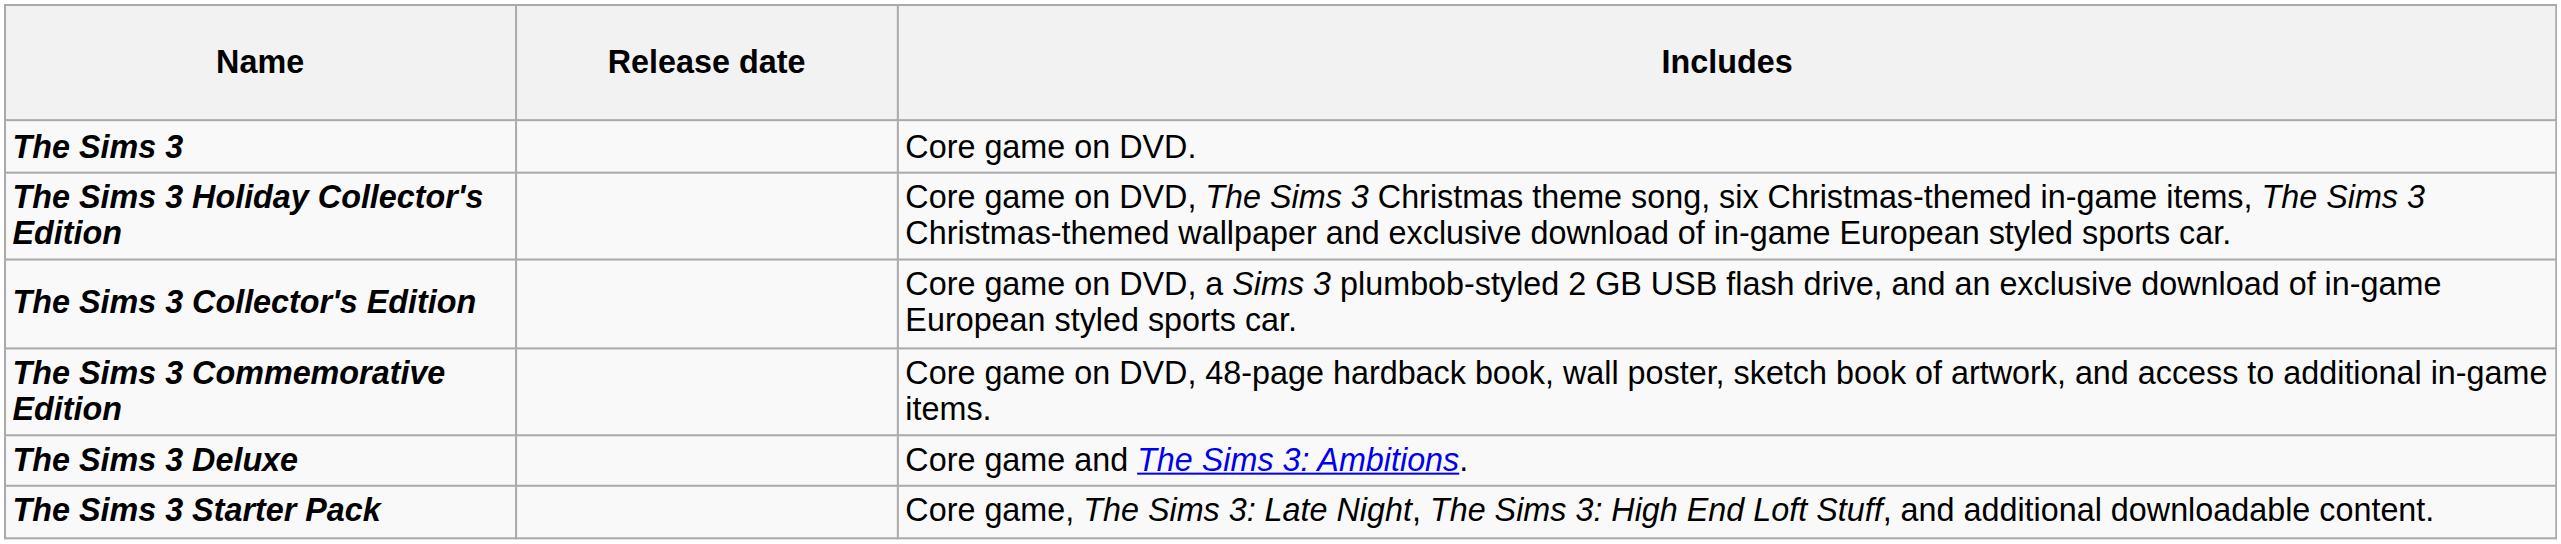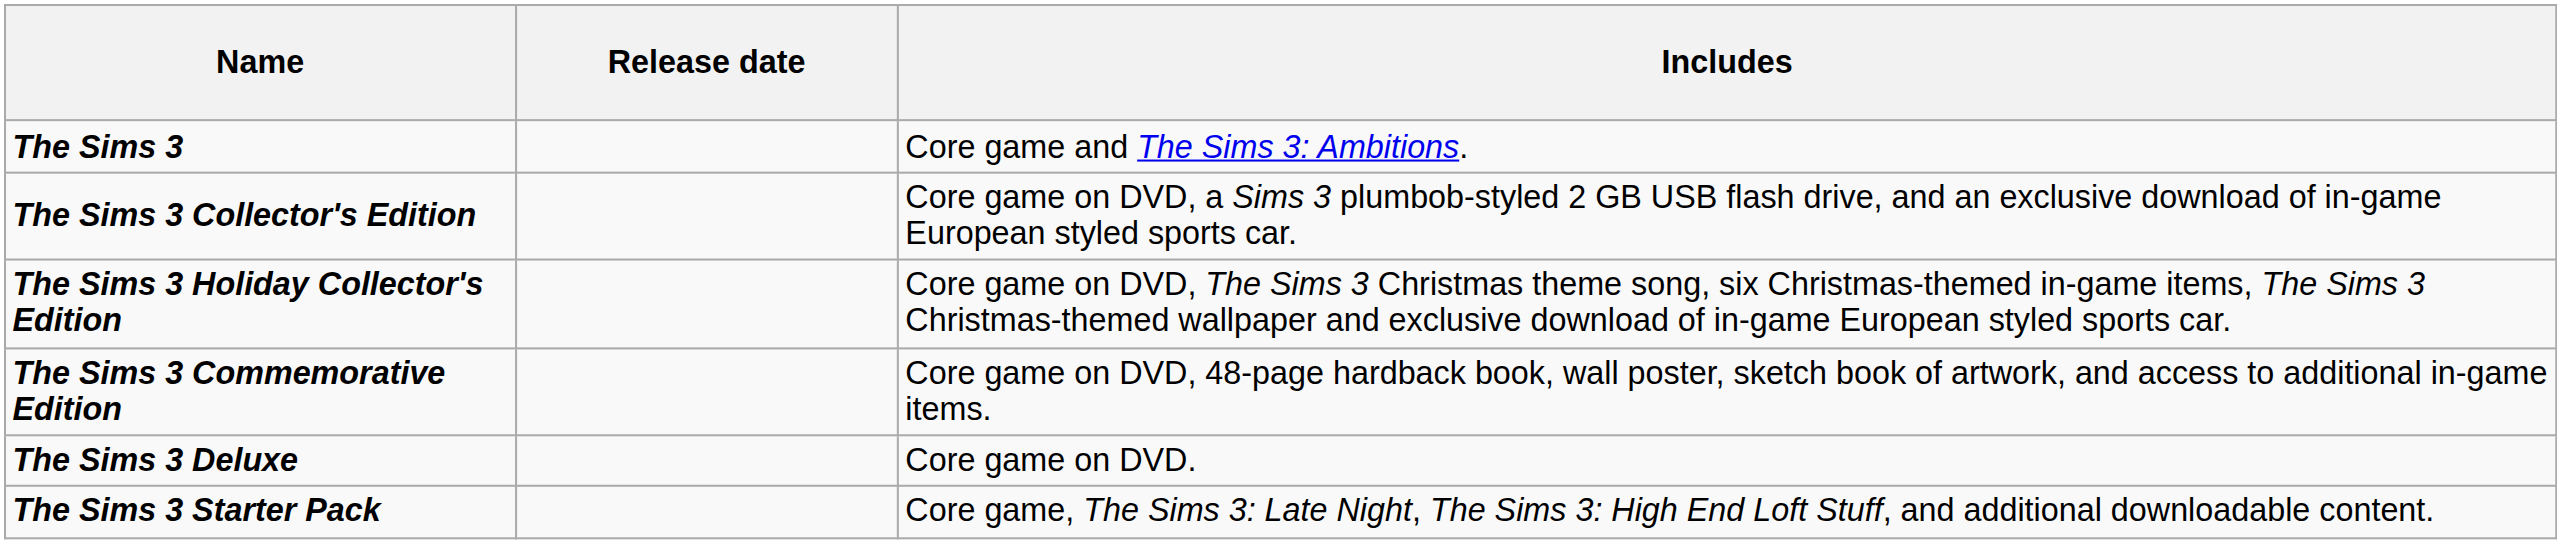(1051, 146) Core game on DVD. -> (1187, 146) Core game and The Sims 3: Ambitions.
rows swapped: (244, 303) <-> (248, 215)
(1187, 460) Core game and The Sims 3: Ambitions. -> (1051, 460) Core game on DVD.
